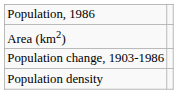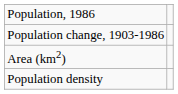rows swapped: (86, 58) <-> (36, 36)
